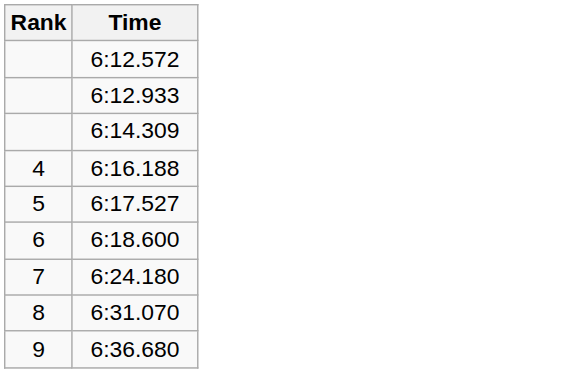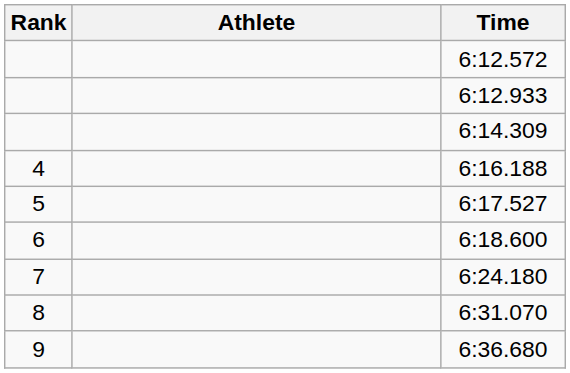+ column: (256, 22)
